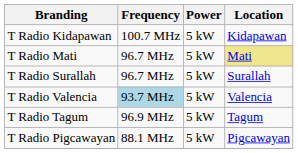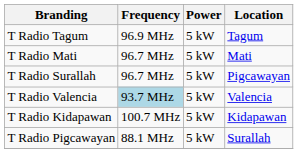rows swapped: (48, 117) <-> (59, 35)
(240, 55) khaki background -> (240, 55) no background
(249, 76) Surallah -> (259, 76) Pigcawayan
(259, 138) Pigcawayan -> (249, 138) Surallah
